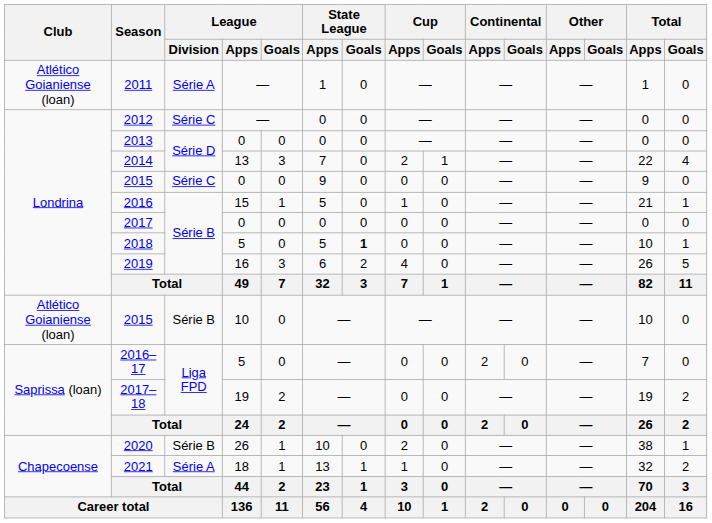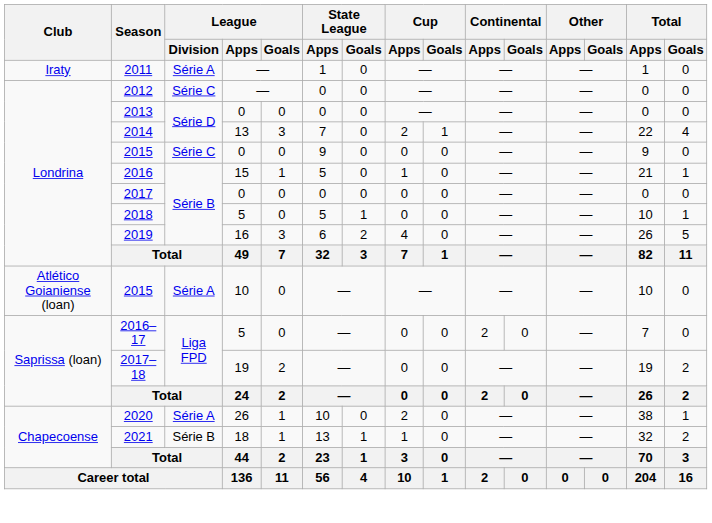(58, 85) Atlético Goianiense (loan) -> (58, 70) Iraty
(364, 243) bold -> (364, 214) normal
(194, 319) Série B -> (194, 290) Série A
(194, 445) Série B -> (194, 416) Série A
(194, 466) Série A -> (194, 437) Série B
